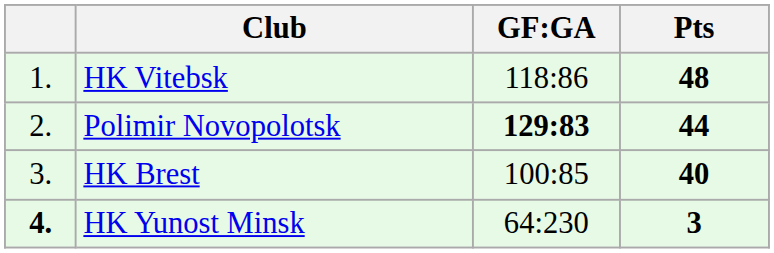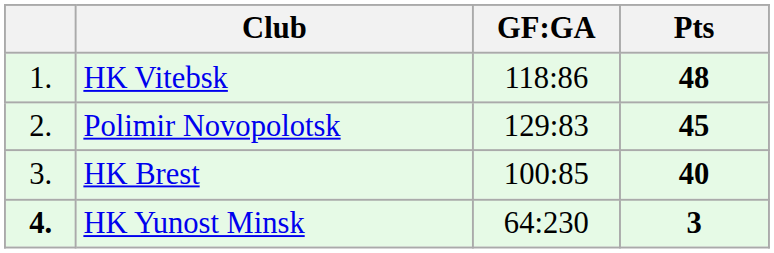(546, 125) bold -> (546, 125) normal
(694, 125) 44 -> (694, 125) 45
